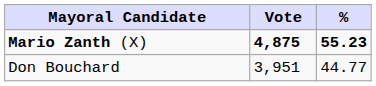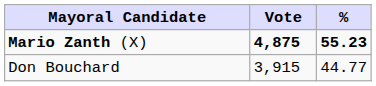(277, 68) 3,951 -> (277, 68) 3,915
